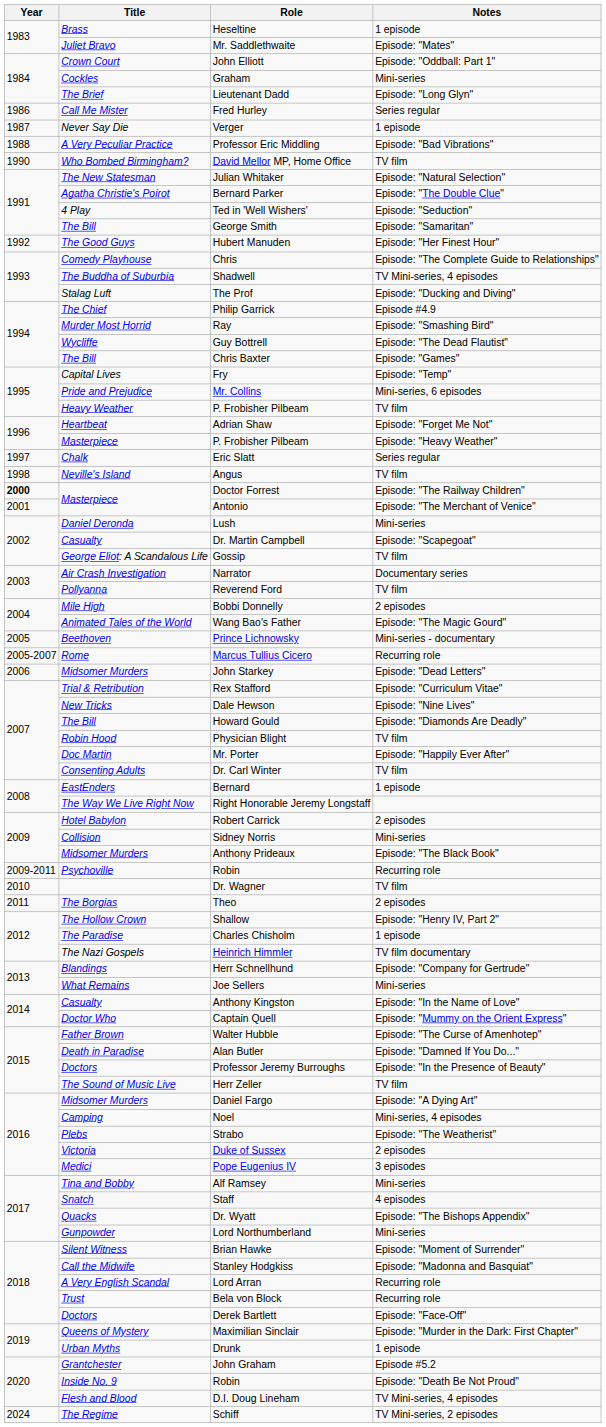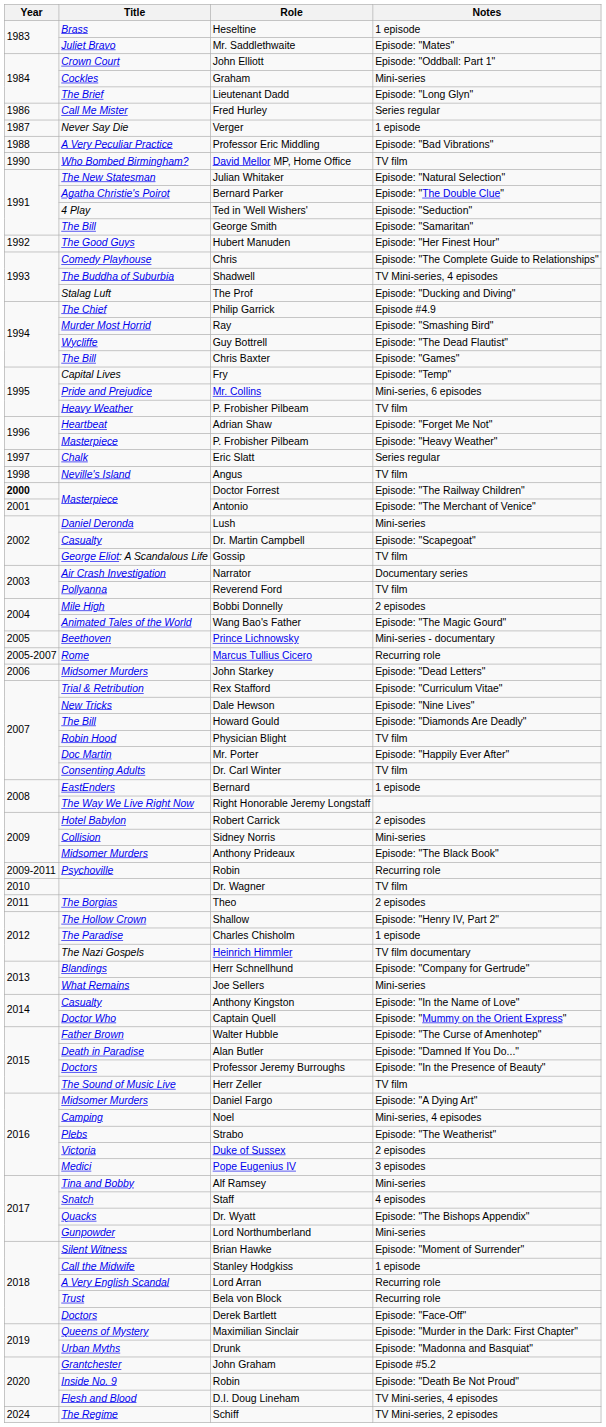(454, 1266) Episode: "Madonna and Basquiat" -> (398, 1266) 1 episode
(398, 1348) 1 episode -> (454, 1348) Episode: "Madonna and Basquiat"
